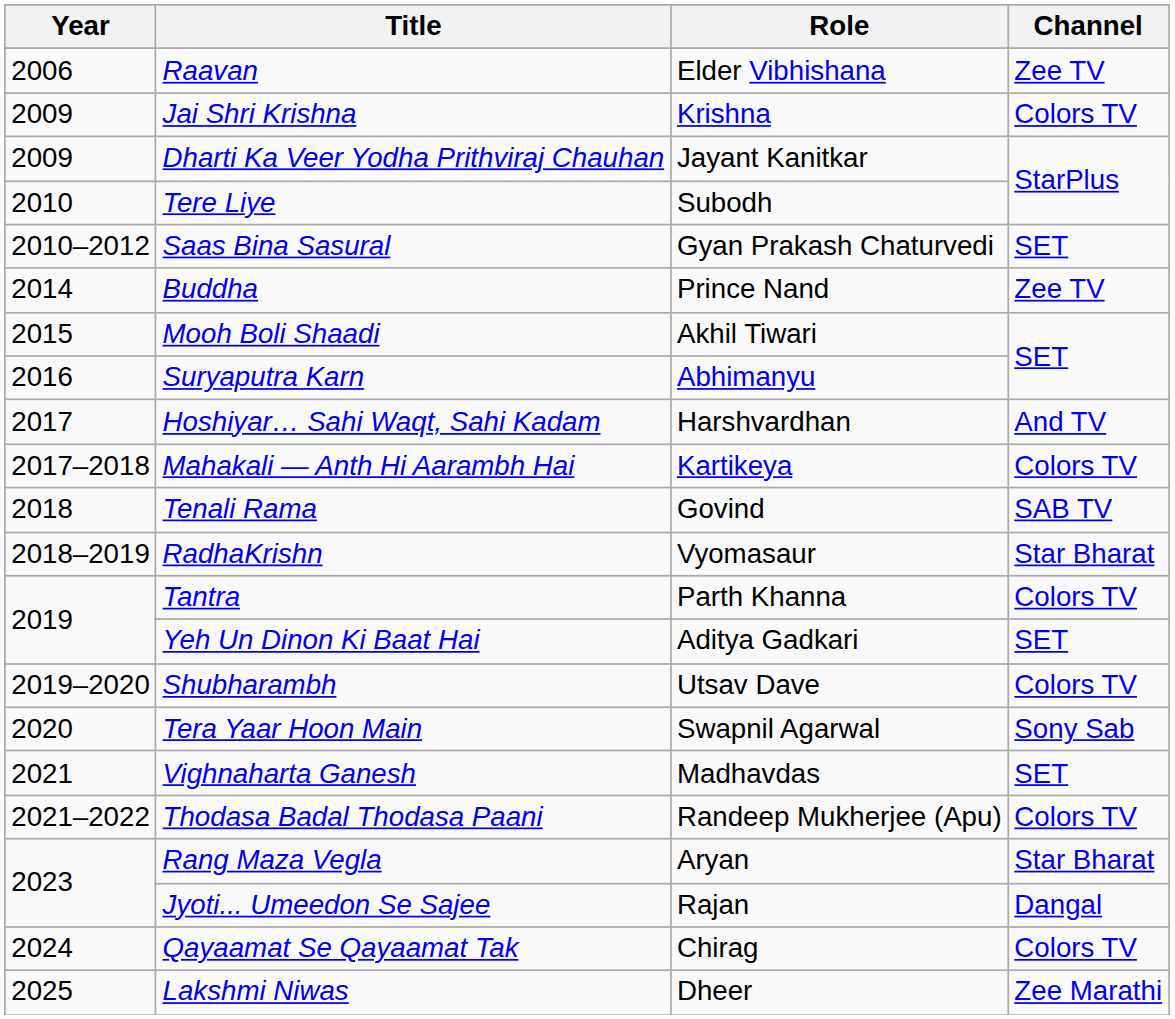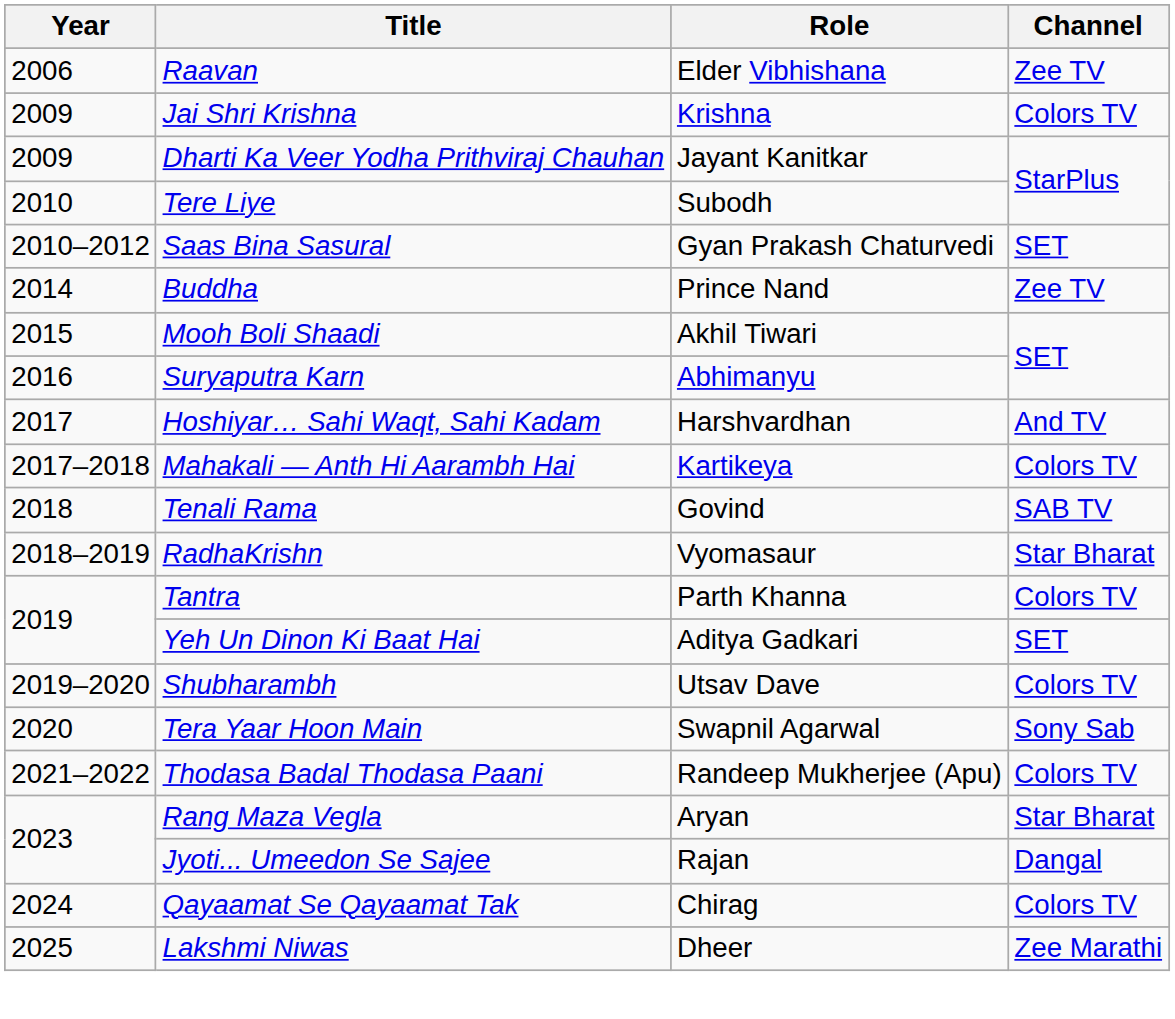- row: (289, 772)
